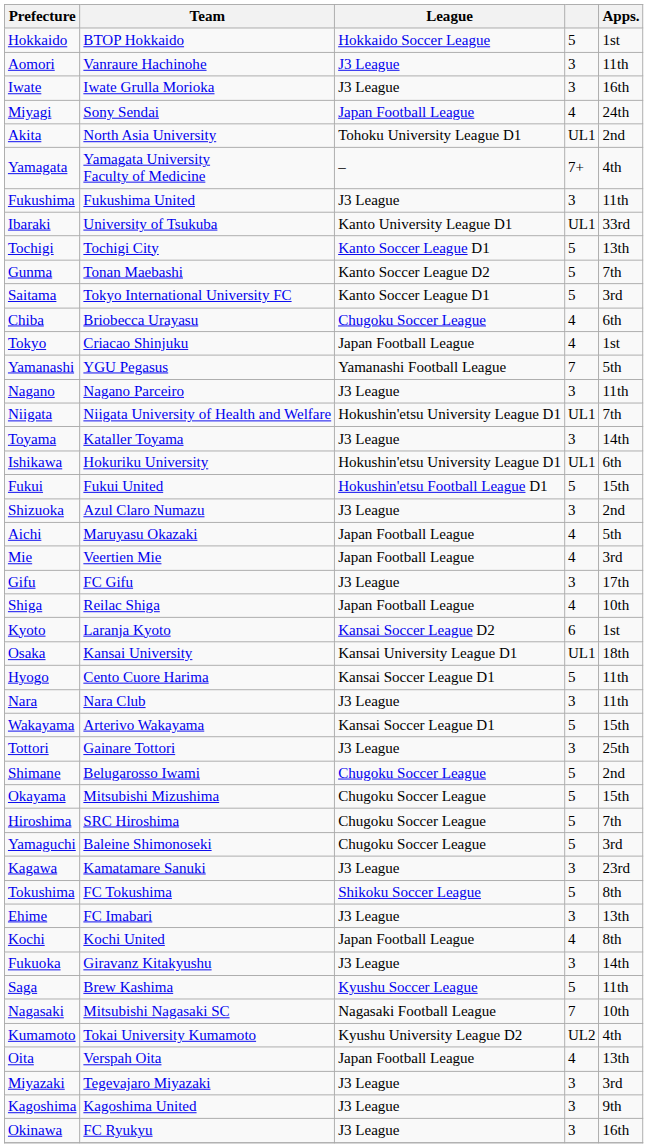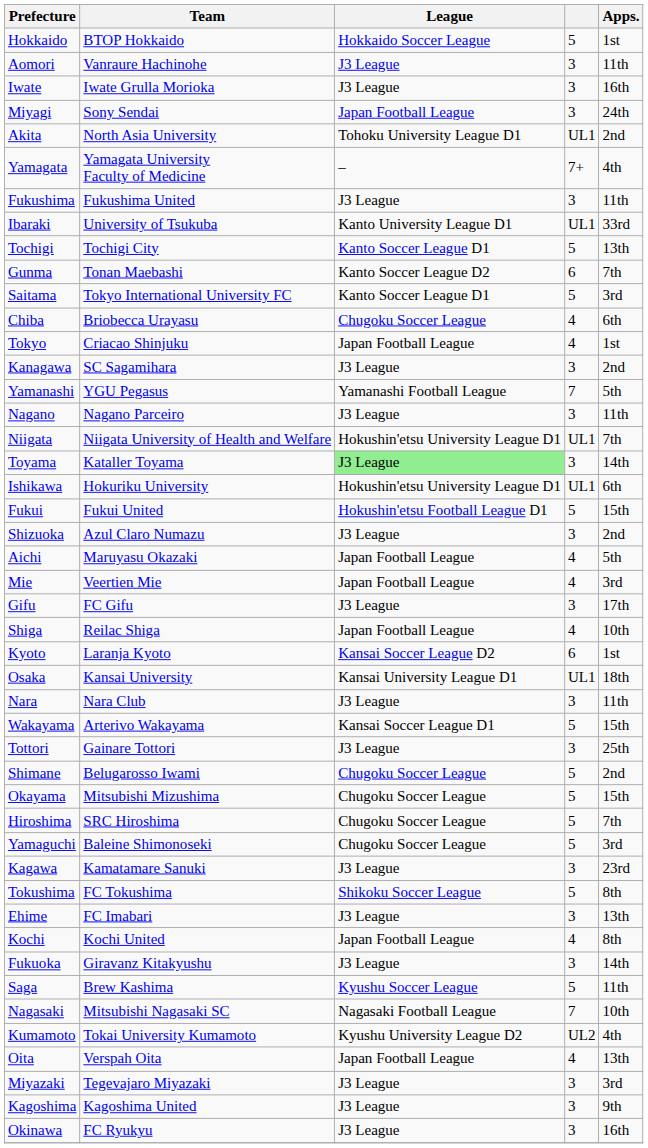(572, 111) 4 -> (572, 111) 3
(572, 271) 5 -> (572, 271) 6
+ row: (40, 367)
(369, 438) no background -> (369, 462) lightgreen background
- row: (28, 677)
